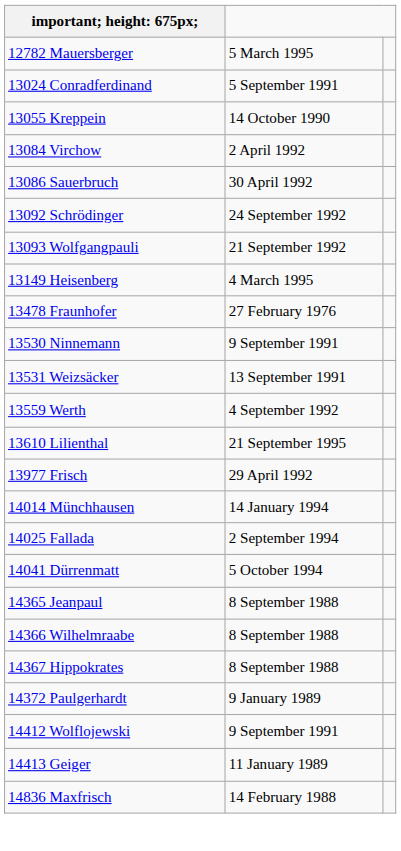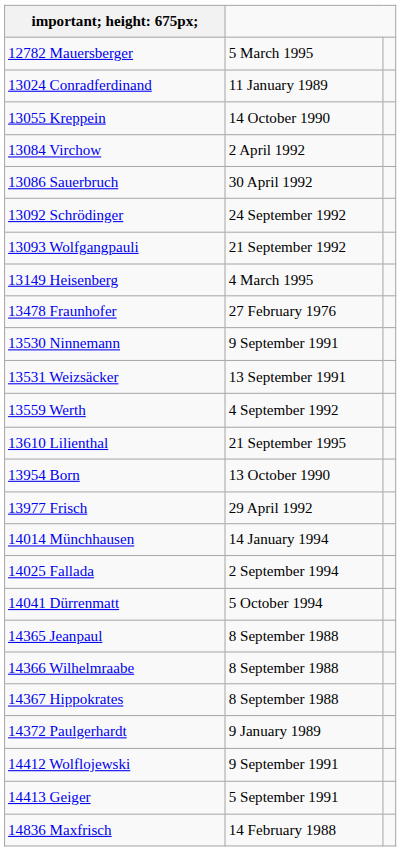(284, 85) 5 September 1991 -> (278, 85) 11 January 1989
+ row: (44, 475)
(278, 764) 11 January 1989 -> (284, 797) 5 September 1991
